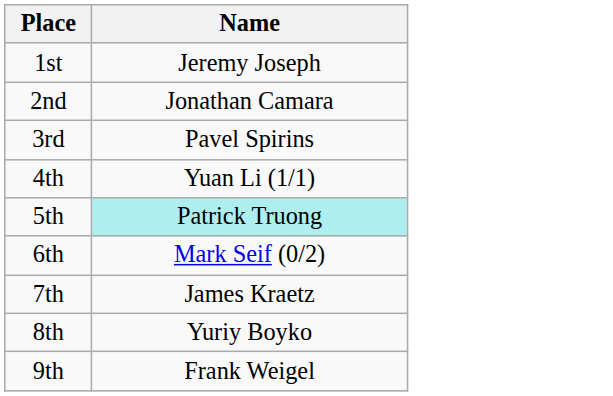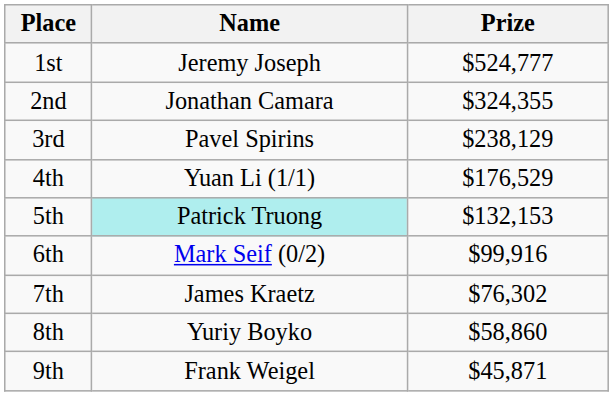+ column: (508, 23)
